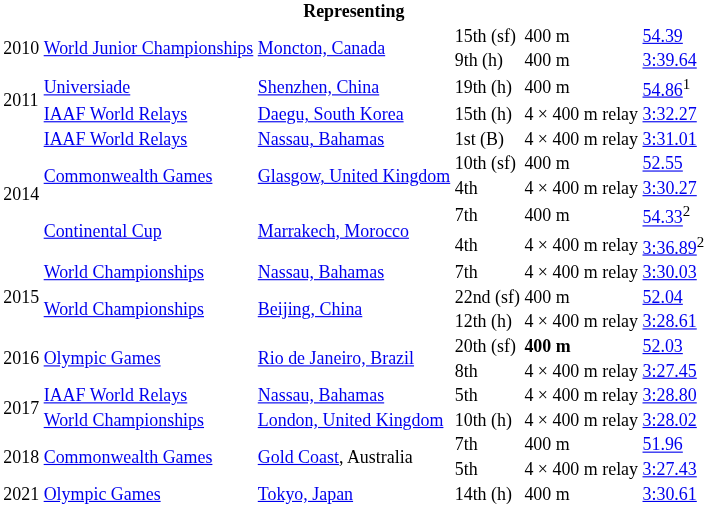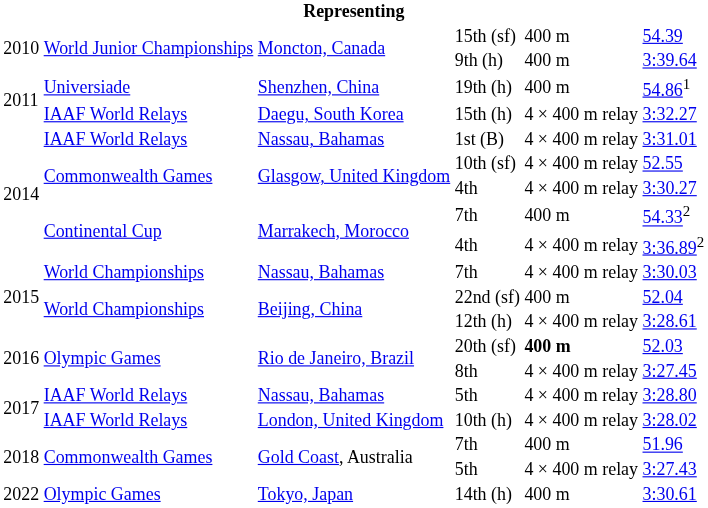(547, 164) 400 m -> (581, 164) 4 × 400 m relay
(124, 420) World Championships -> (115, 420) IAAF World Relays
(21, 494) 2021 -> (21, 494) 2022
